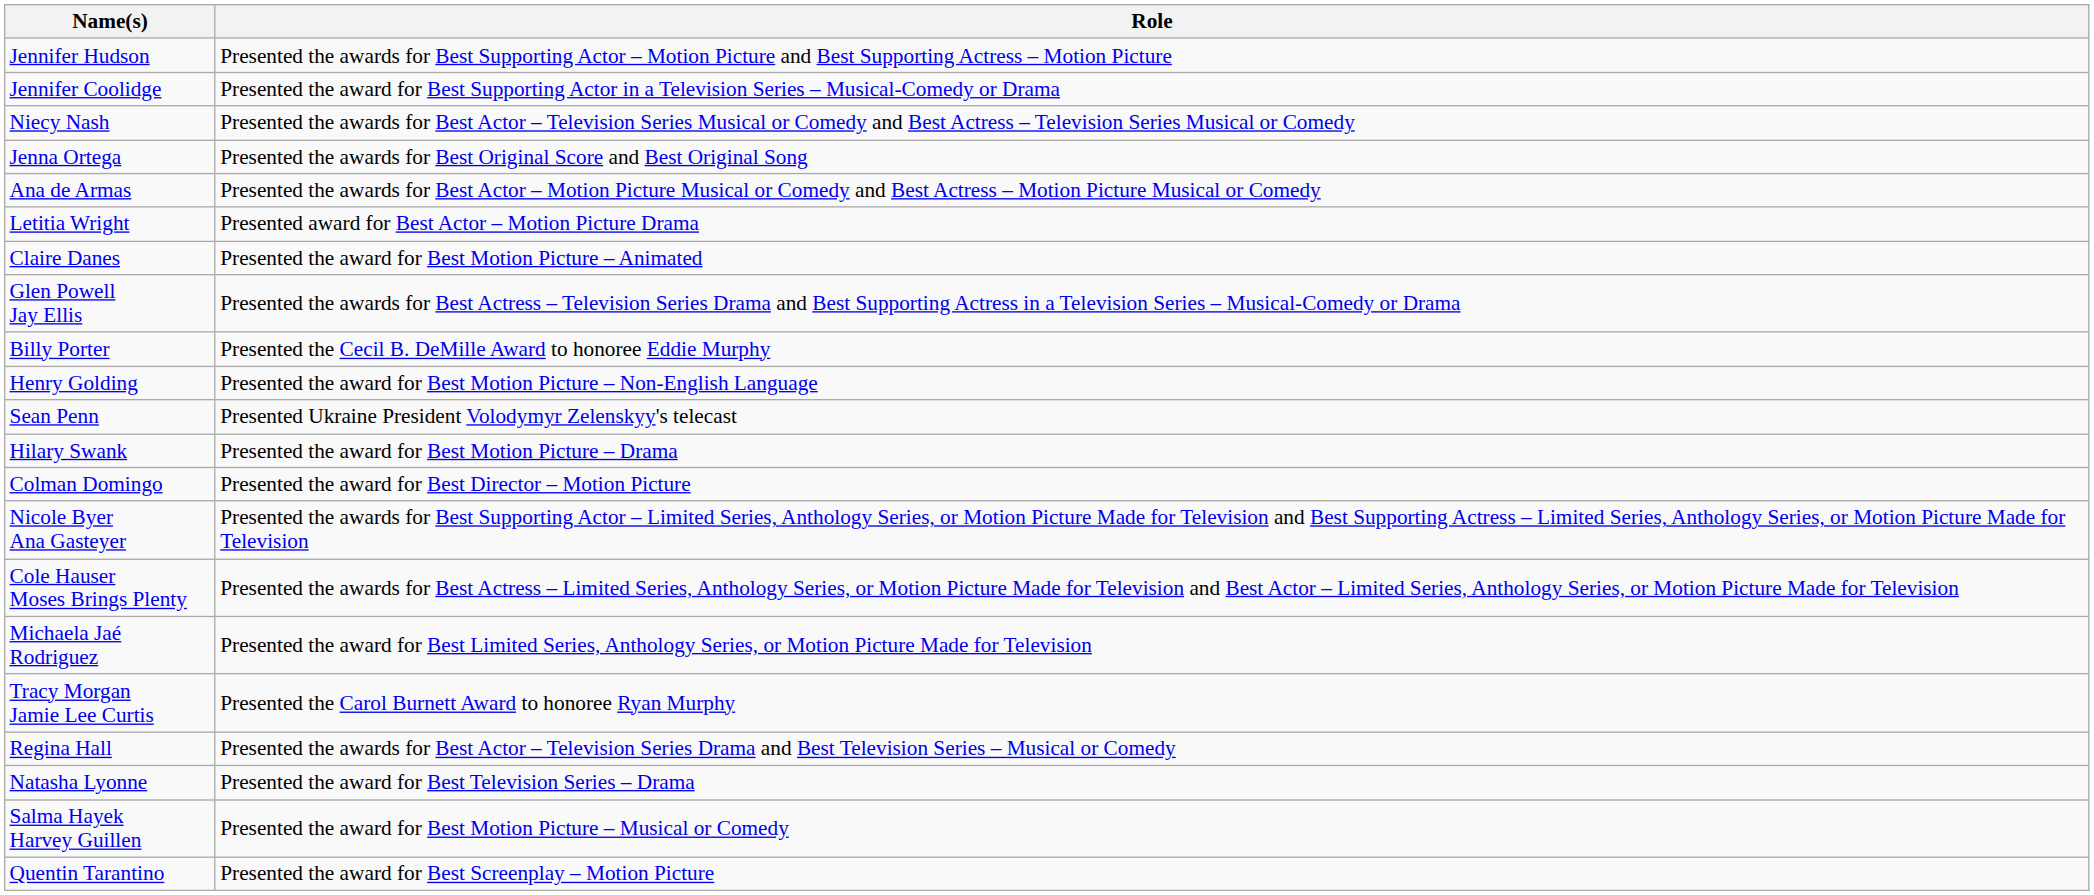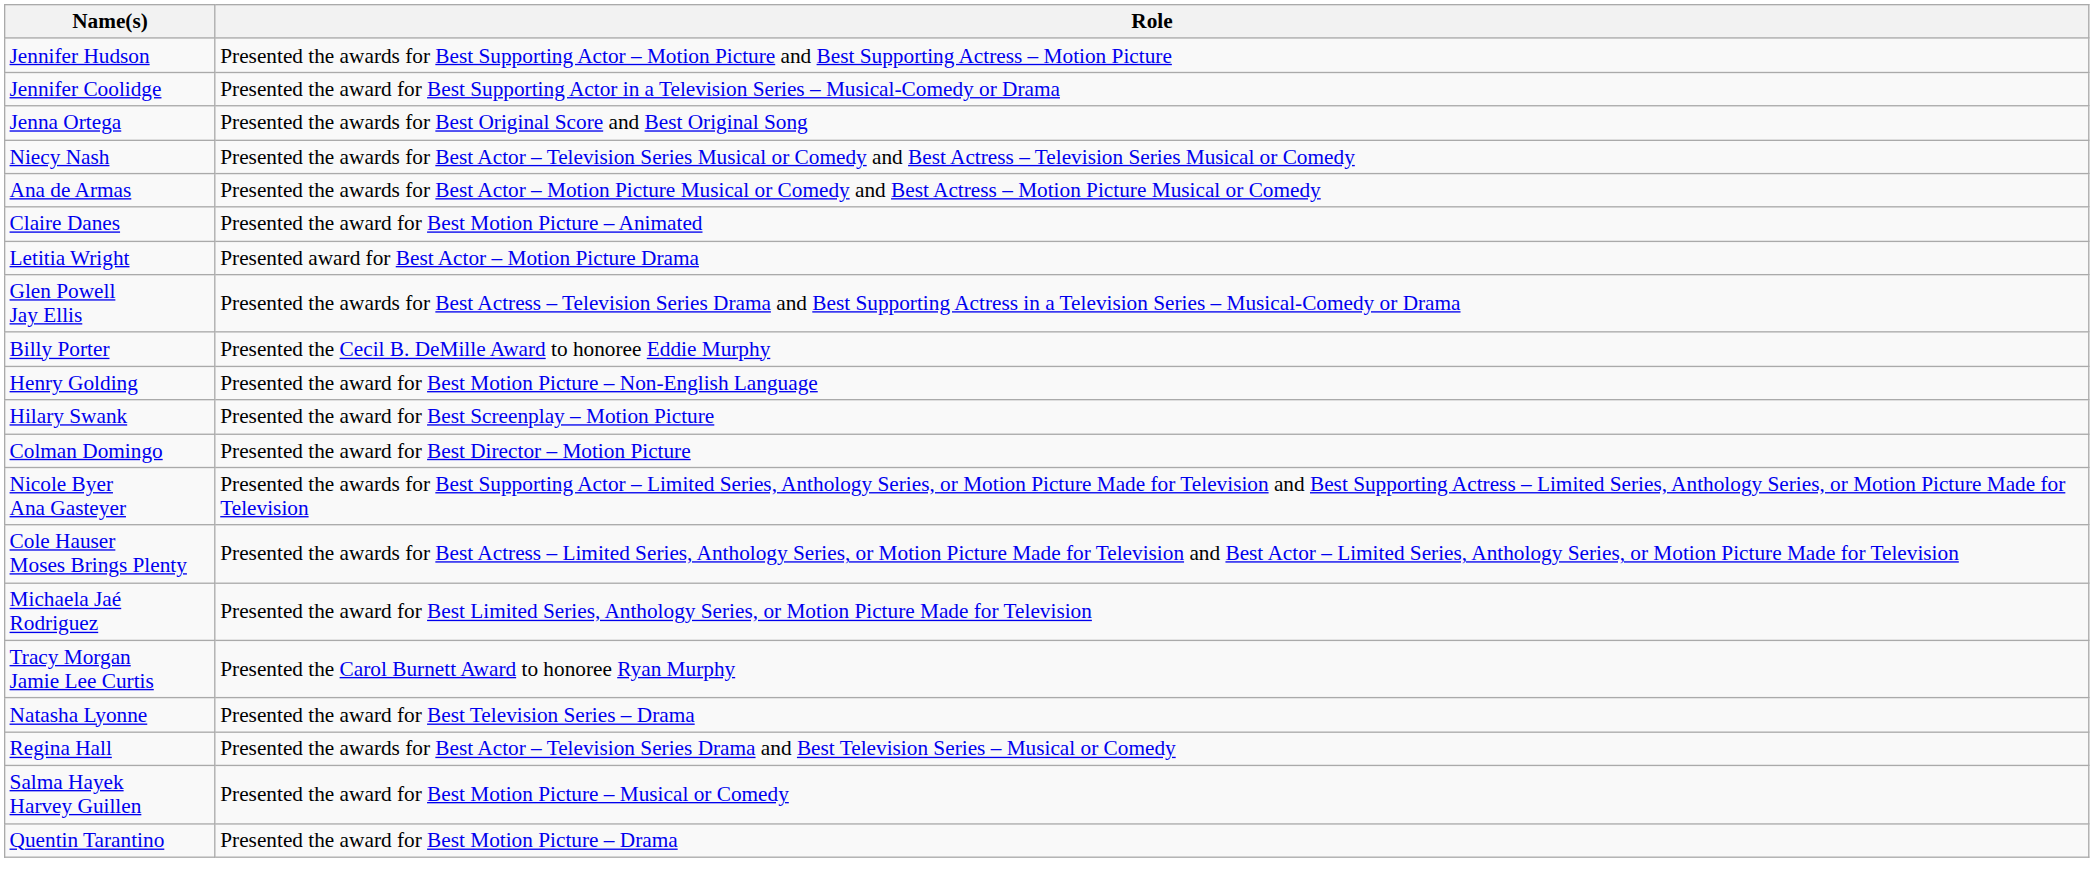rows swapped: (65, 156) <-> (60, 122)
rows swapped: (65, 257) <-> (70, 223)
- row: (54, 416)
(449, 450) Presented the award for Best Motion Picture – Drama -> (467, 416) Presented the award for Best Screenplay – Motion Picture
rows swapped: (61, 748) <-> (78, 782)
(467, 873) Presented the award for Best Screenplay – Motion Picture -> (449, 839) Presented the award for Best Motion Picture – Drama
